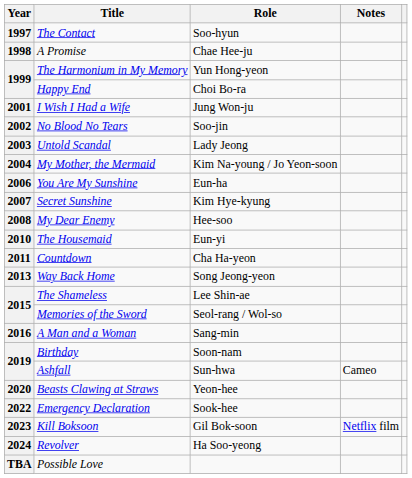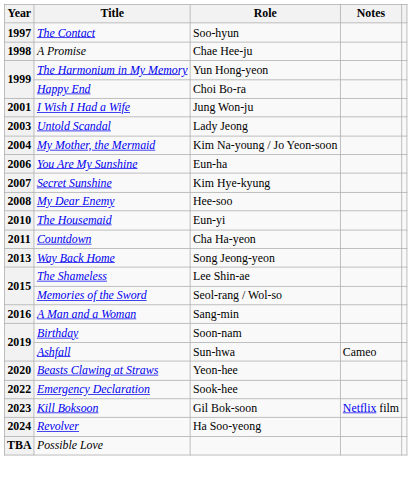- row: (82, 126)
